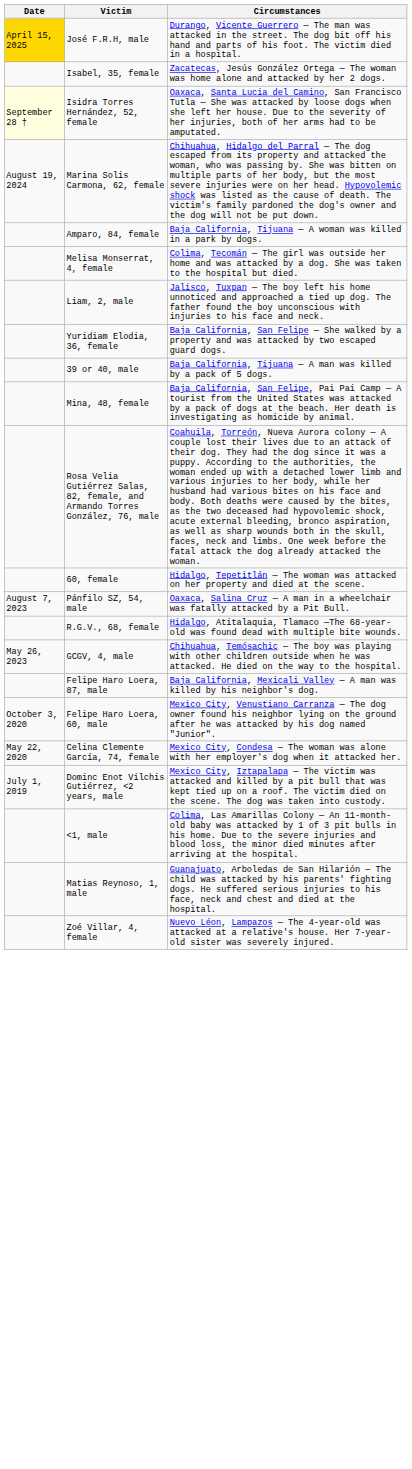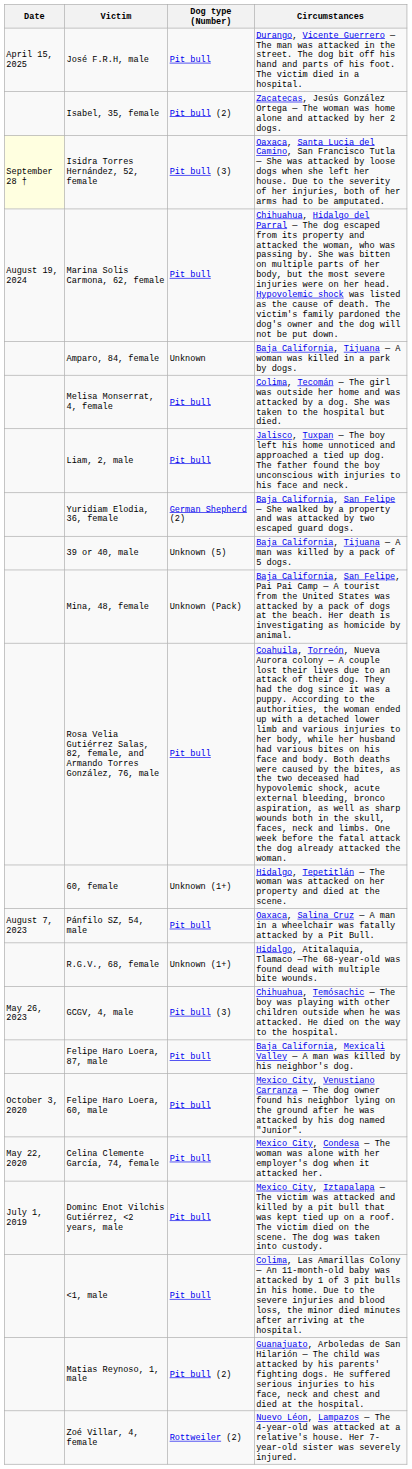+ column: (211, 16)
(30, 40) gold background -> (30, 60) no background
